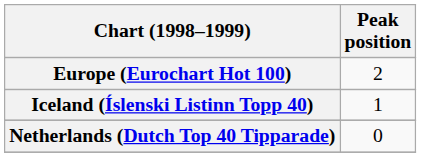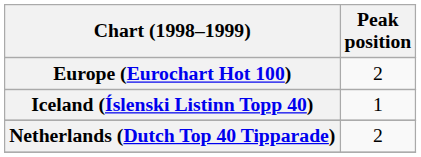(378, 135) 0 -> (378, 135) 2
